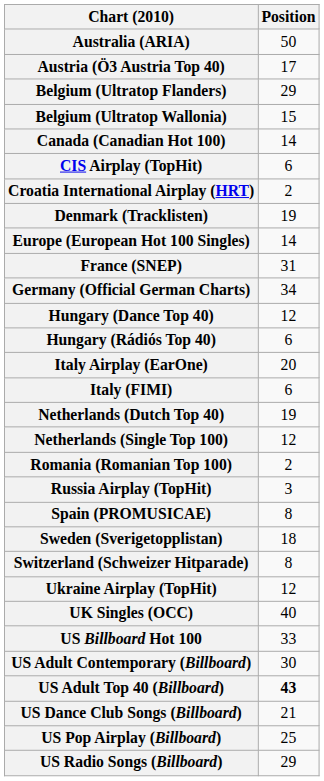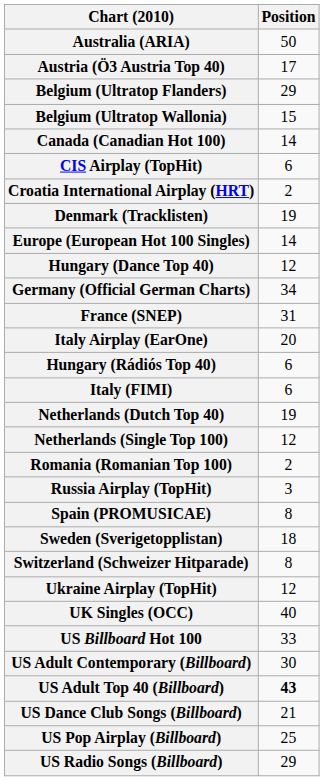rows swapped: (131, 265) <-> (131, 315)
rows swapped: (131, 340) <-> (131, 365)
